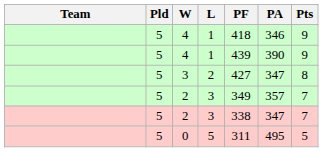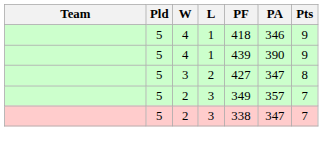- row: (185, 136)
